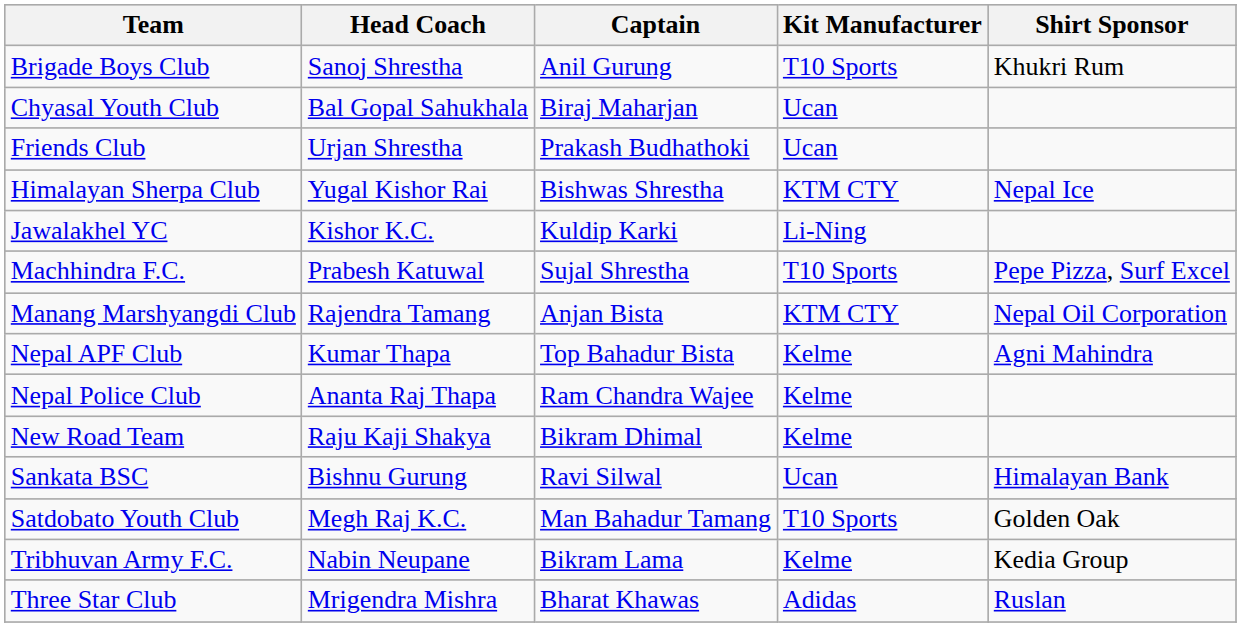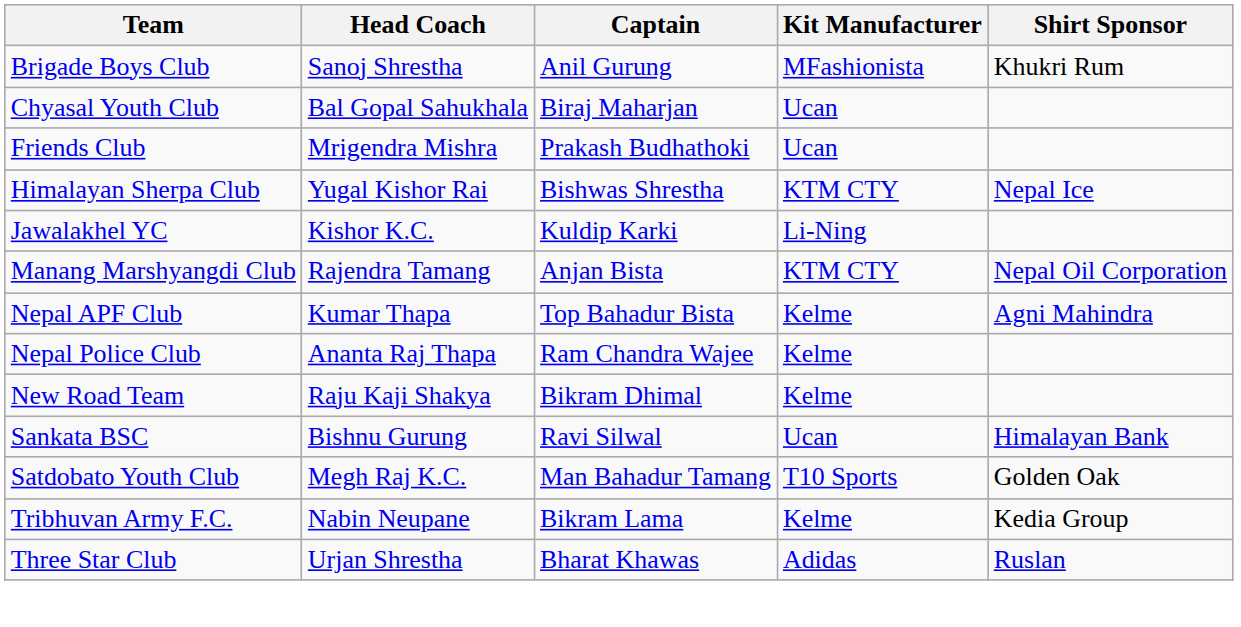(840, 66) T10 Sports -> (853, 66) MFashionista
(385, 148) Urjan Shrestha -> (402, 148) Mrigendra Mishra
- row: (98, 271)
(402, 600) Mrigendra Mishra -> (385, 559) Urjan Shrestha
